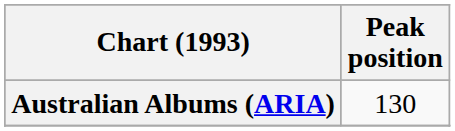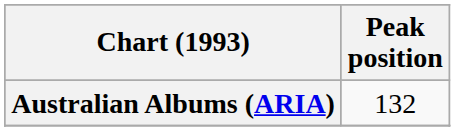(395, 102) 130 -> (395, 102) 132
